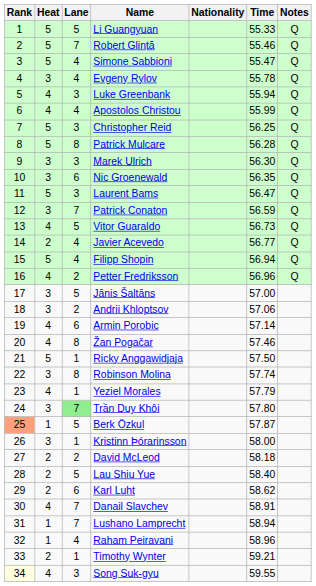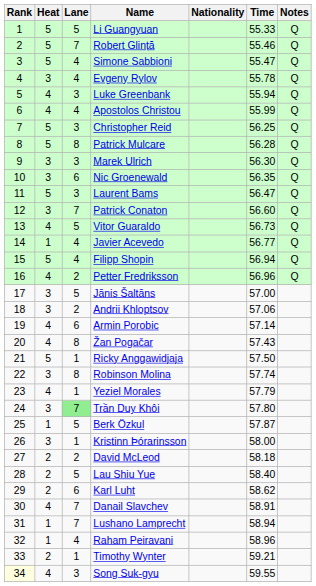(262, 210) 56.59 -> (262, 210) 56.60
(48, 243) 2 -> (48, 243) 1
(262, 342) 57.46 -> (262, 342) 57.43
(19, 425) lightsalmon background -> (19, 425) no background
